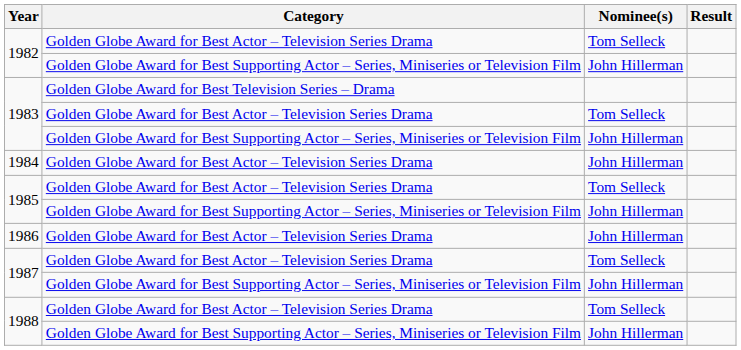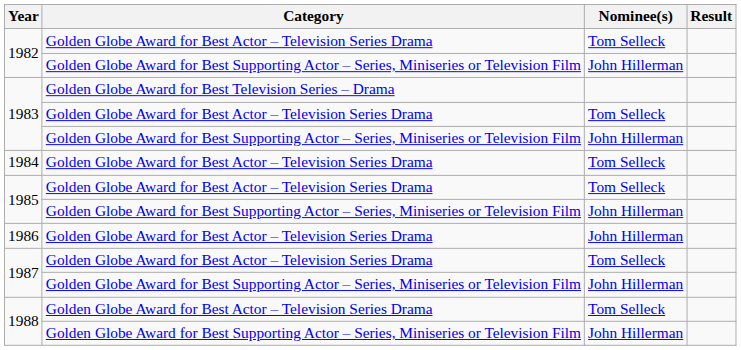(636, 162) John Hillerman -> (627, 162) Tom Selleck
